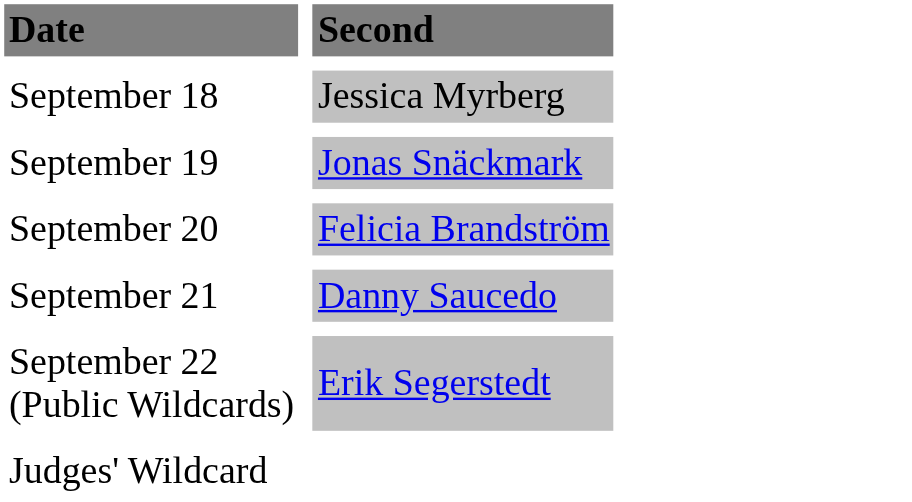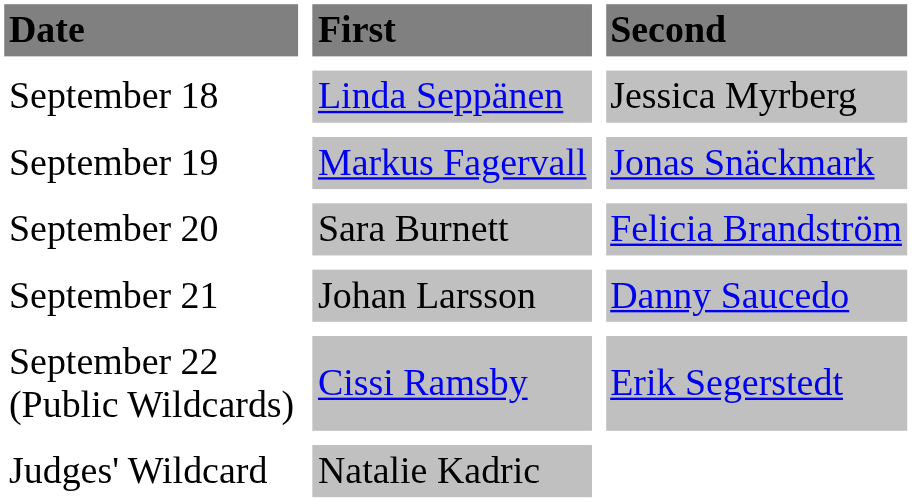+ column: (357, 29)
